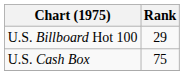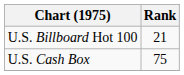(160, 37) 29 -> (160, 37) 21
